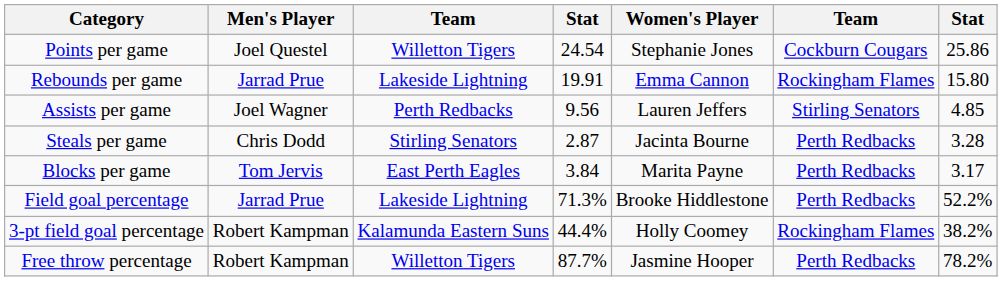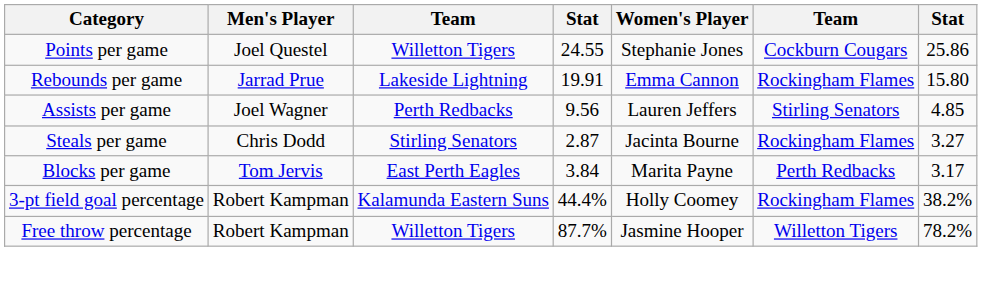(582, 49) 24.54 -> (582, 49) 24.55
(856, 140) Perth Redbacks -> (836, 140) Rockingham Flames
(968, 140) 3.28 -> (948, 140) 3.27
- row: (107, 200)
(856, 261) Perth Redbacks -> (836, 230) Willetton Tigers
